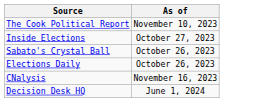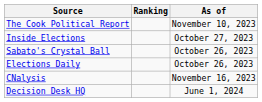+ column: (151, 11)
